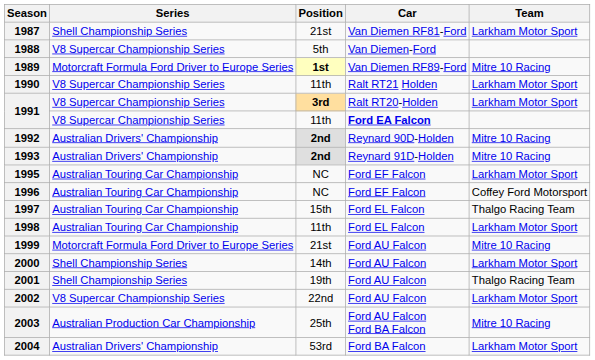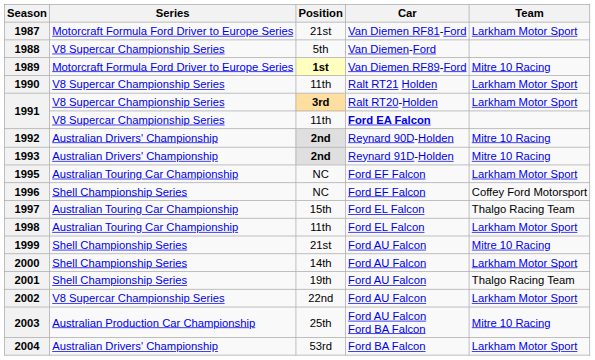(120, 31) Shell Championship Series -> (173, 31) Motorcraft Formula Ford Driver to Europe Series
(145, 192) Australian Touring Car Championship -> (120, 192) Shell Championship Series
(173, 245) Motorcraft Formula Ford Driver to Europe Series -> (120, 245) Shell Championship Series
